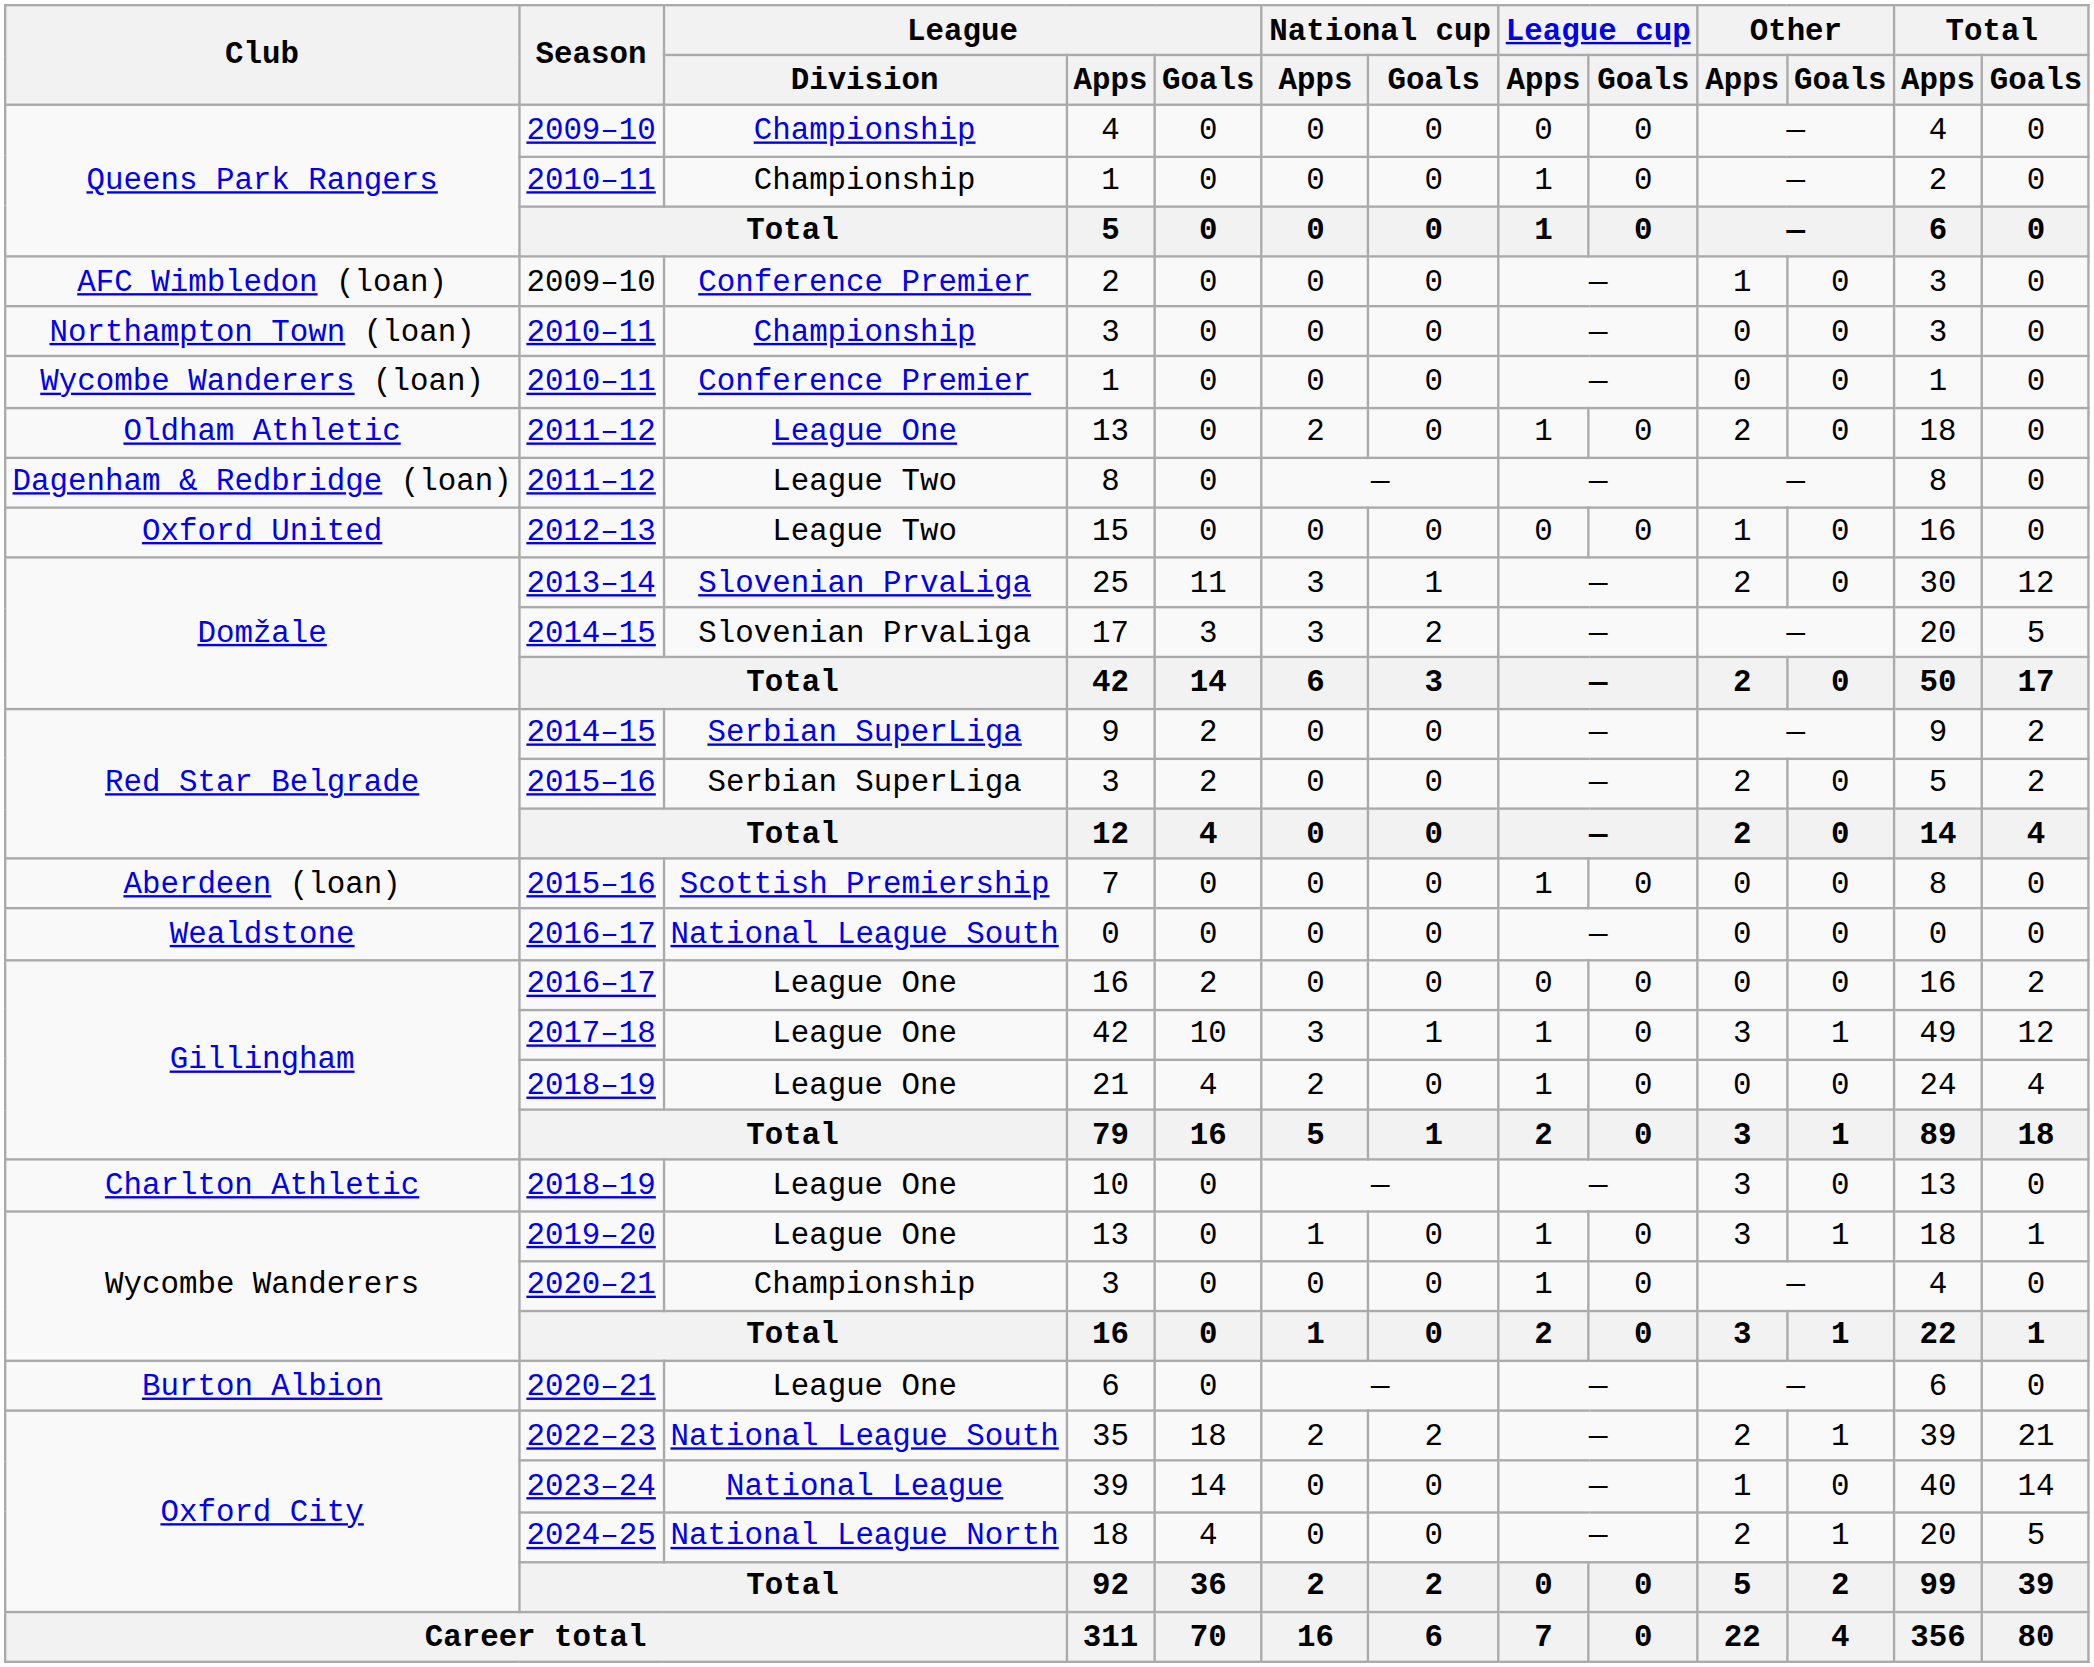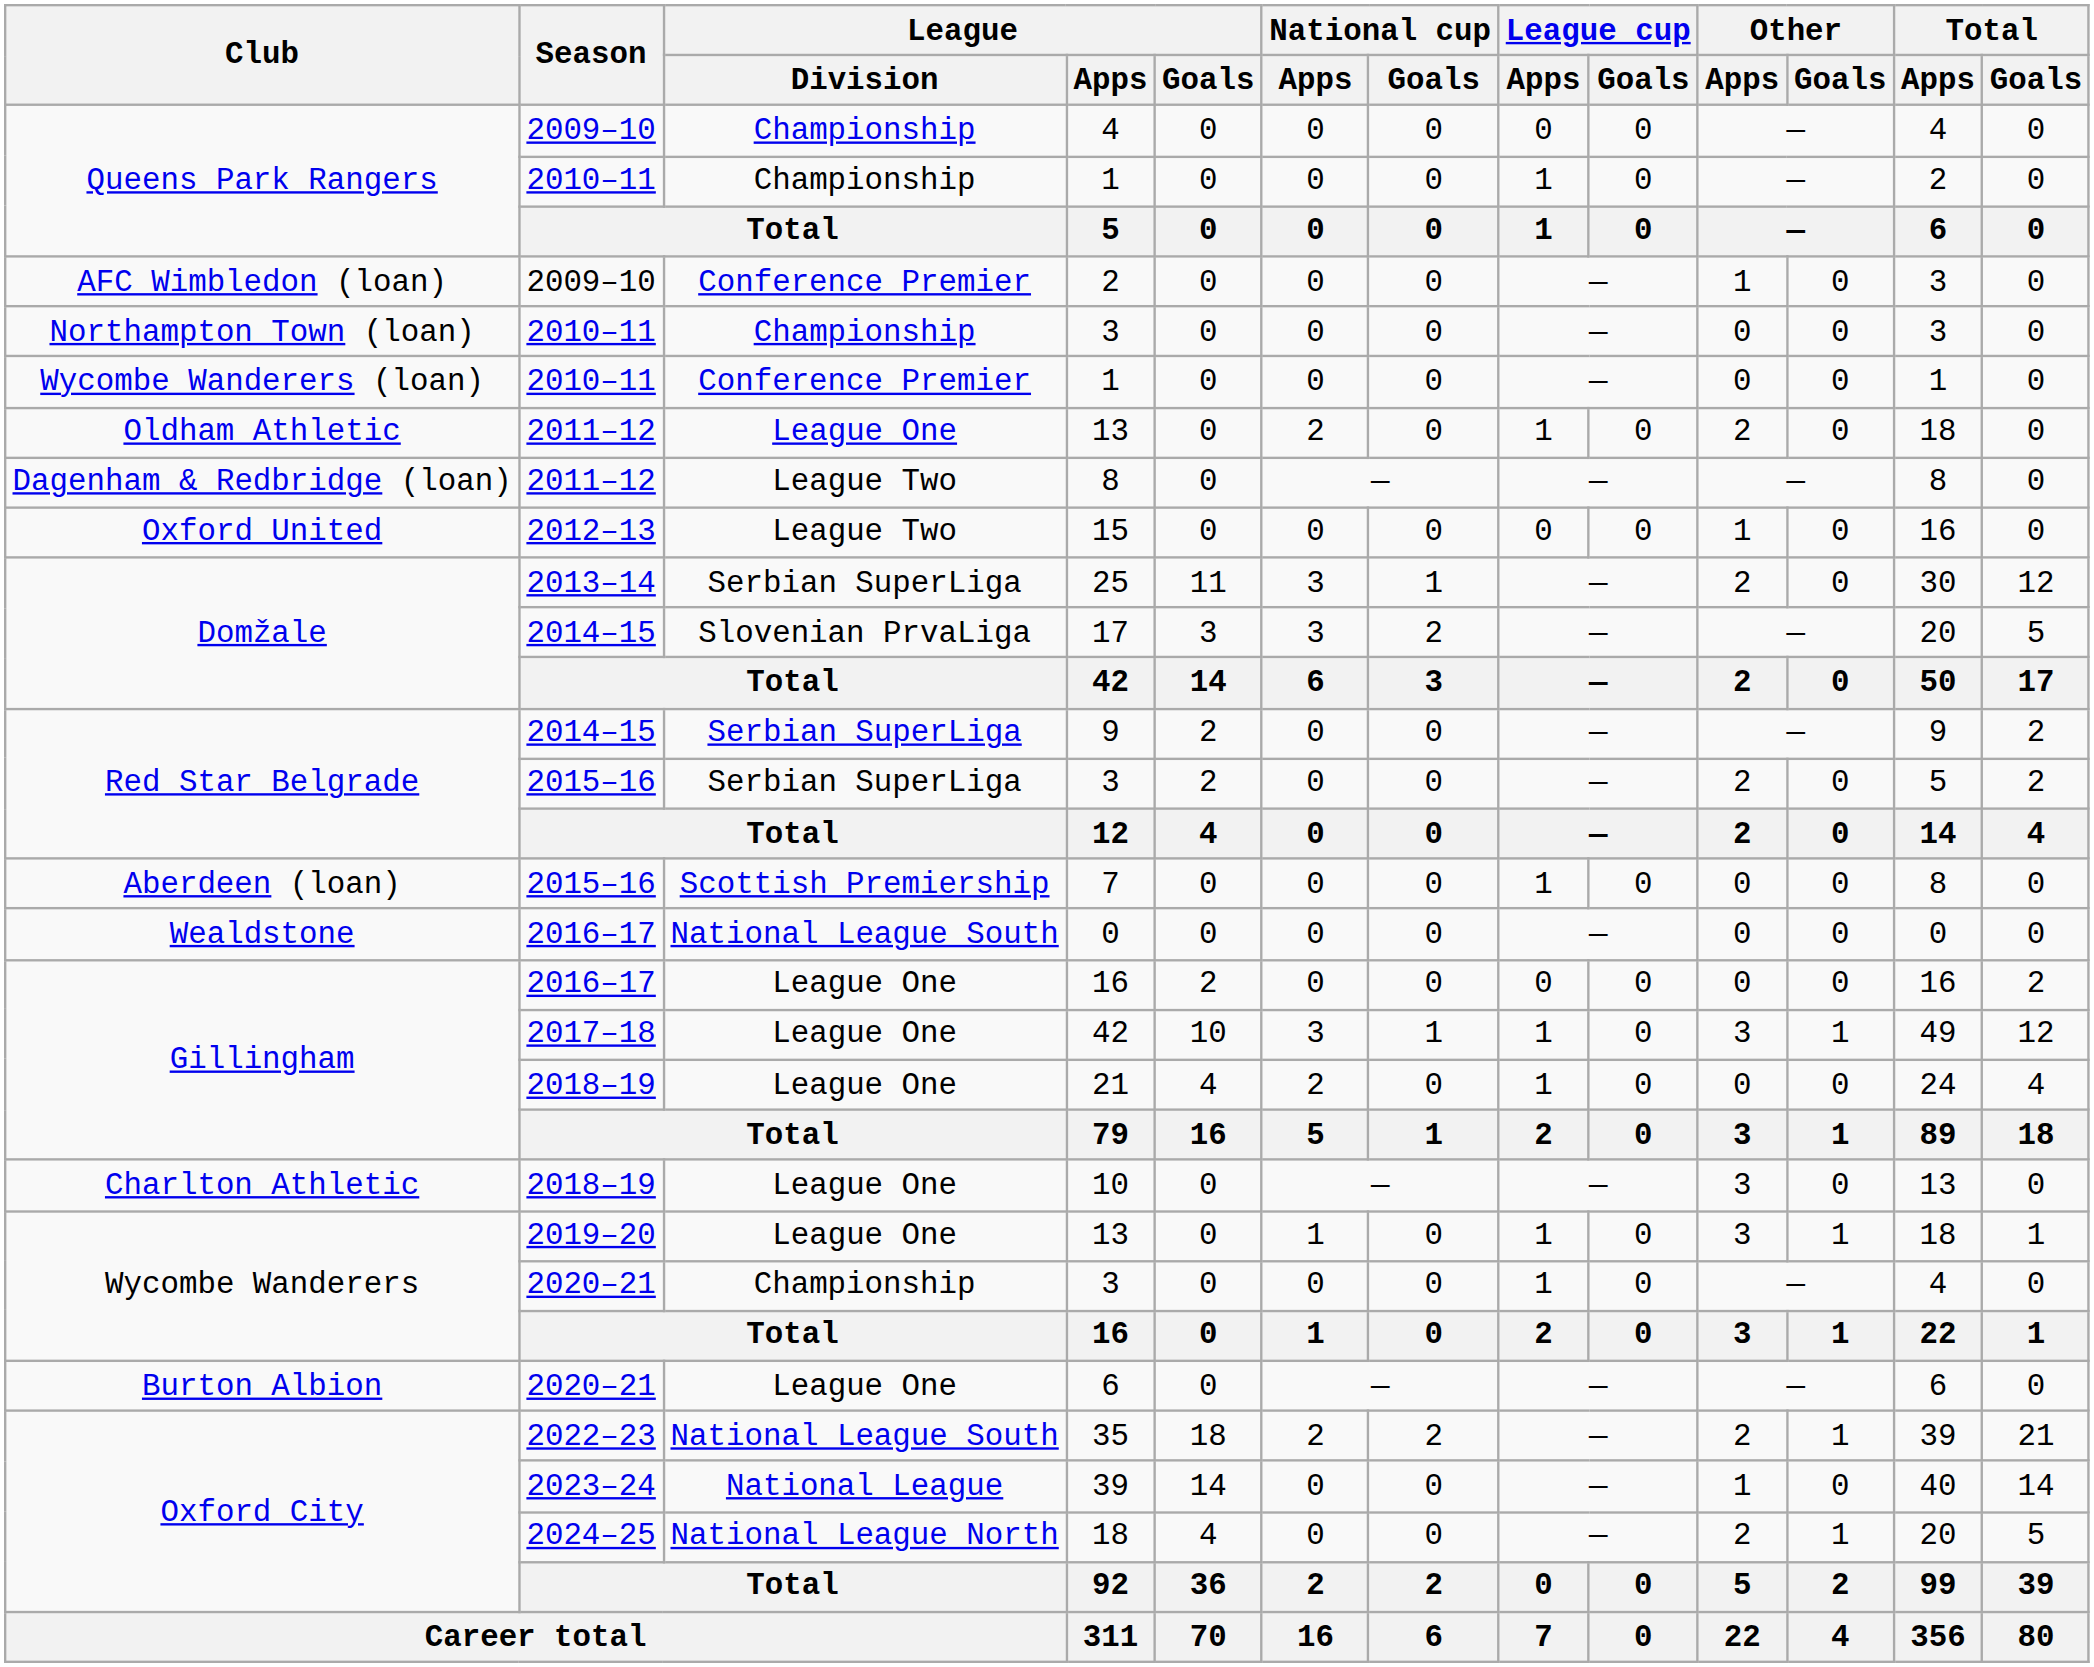(865, 583) Slovenian PrvaLiga -> (865, 583) Serbian SuperLiga
